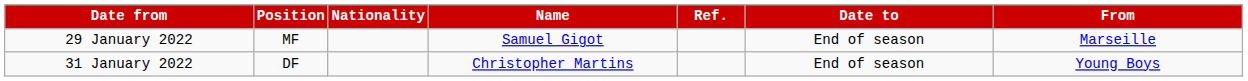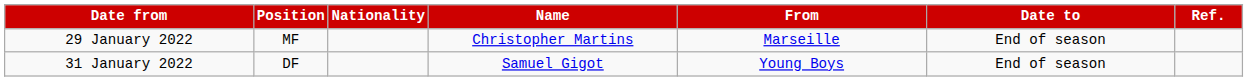columns swapped: (1118, 16) <-> (711, 16)
(553, 40) Samuel Gigot -> (553, 40) Christopher Martins
(553, 64) Christopher Martins -> (553, 64) Samuel Gigot
